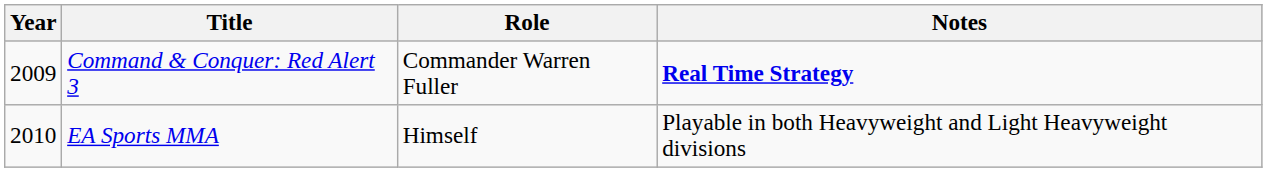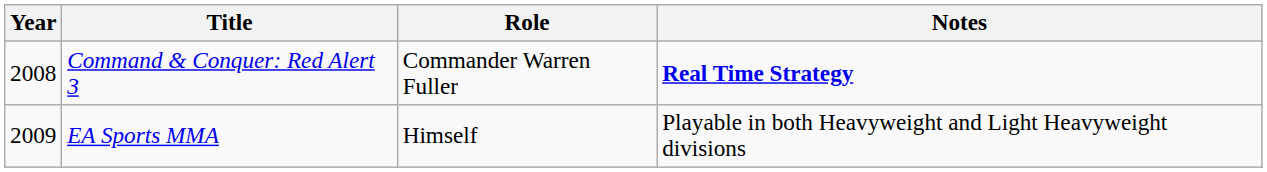(33, 72) 2009 -> (33, 72) 2008
(33, 135) 2010 -> (33, 135) 2009
